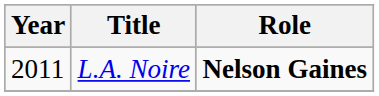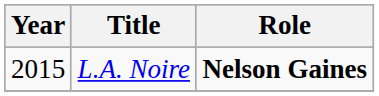(38, 68) 2011 -> (38, 68) 2015
